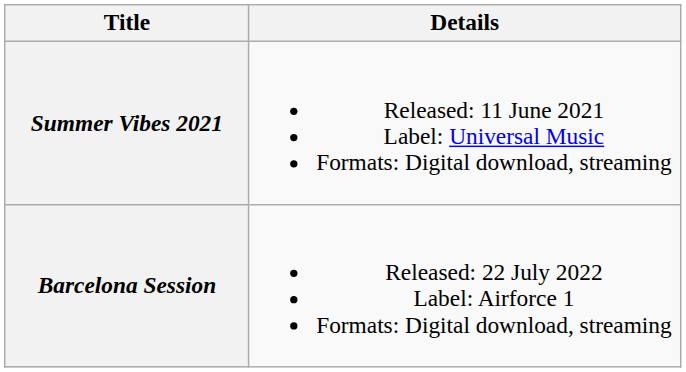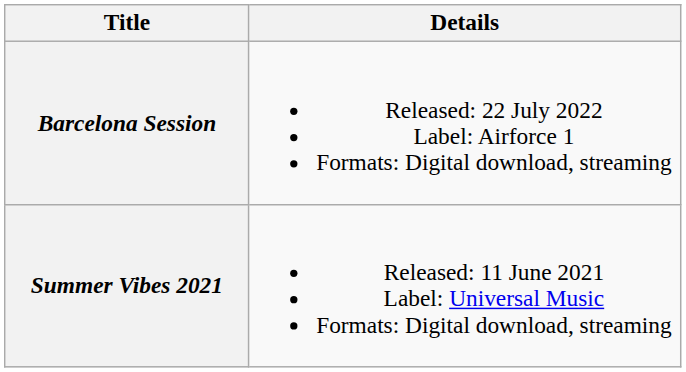rows swapped: (127, 122) <-> (127, 285)
